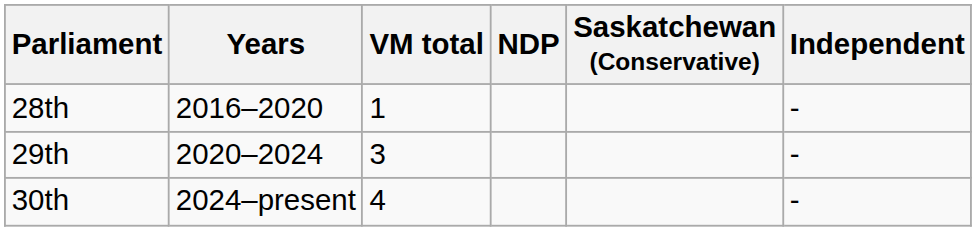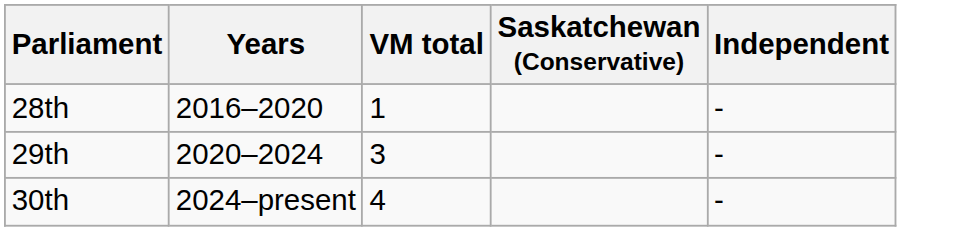- column: (529, 44)
